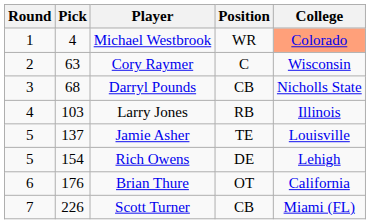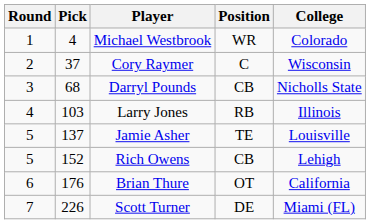(319, 40) lightsalmon background -> (319, 40) no background
(73, 64) 63 -> (73, 64) 37
(73, 159) 154 -> (73, 159) 152
(244, 159) DE -> (244, 159) CB
(244, 207) CB -> (244, 207) DE
